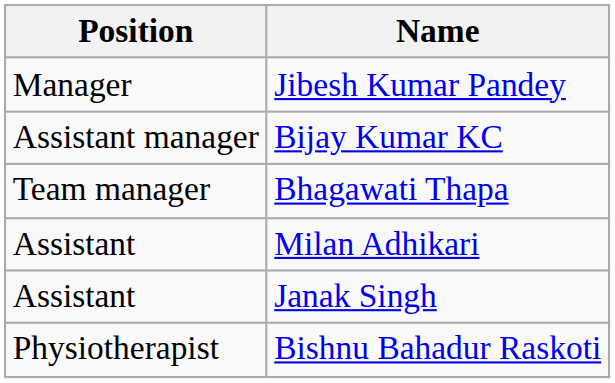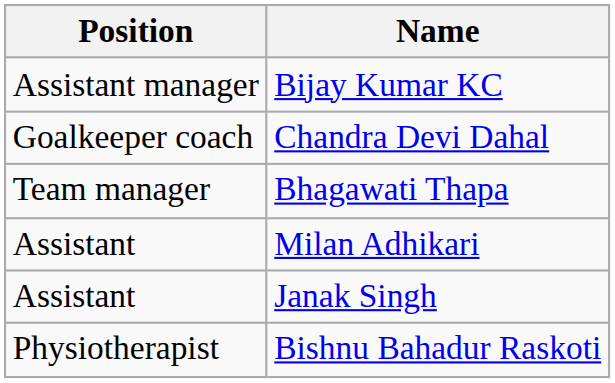- row: (420, 84)
+ row: (412, 137)
